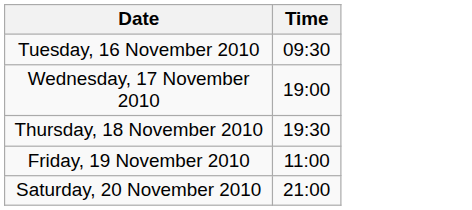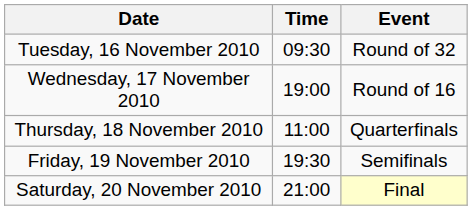+ column: (404, 19)
(307, 130) 19:30 -> (307, 130) 11:00
(307, 160) 11:00 -> (307, 160) 19:30
